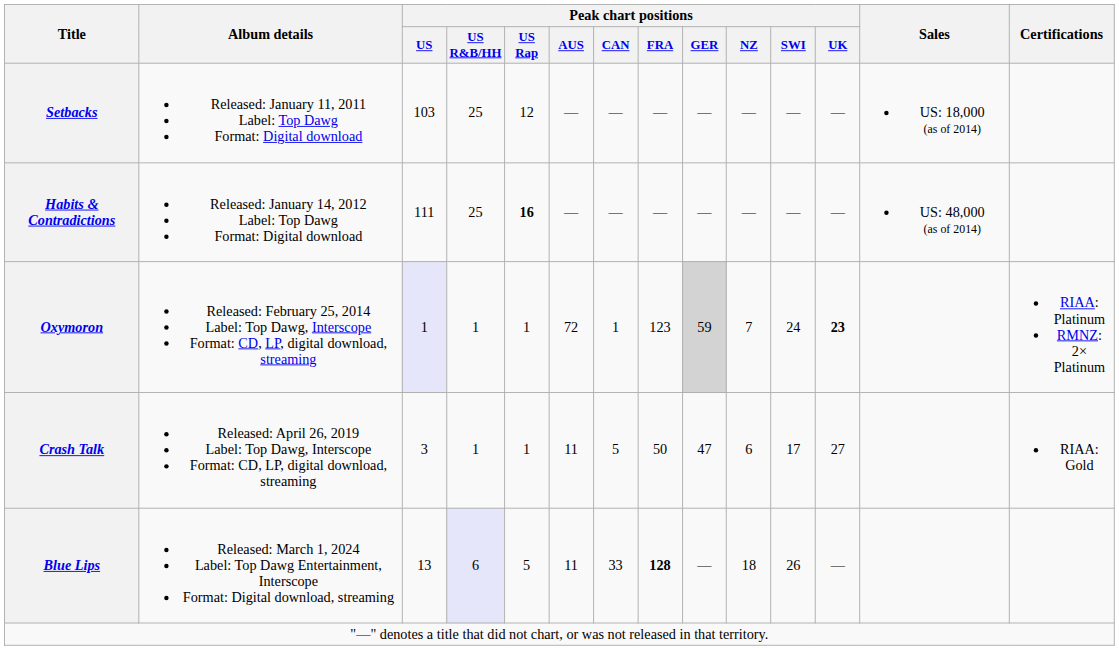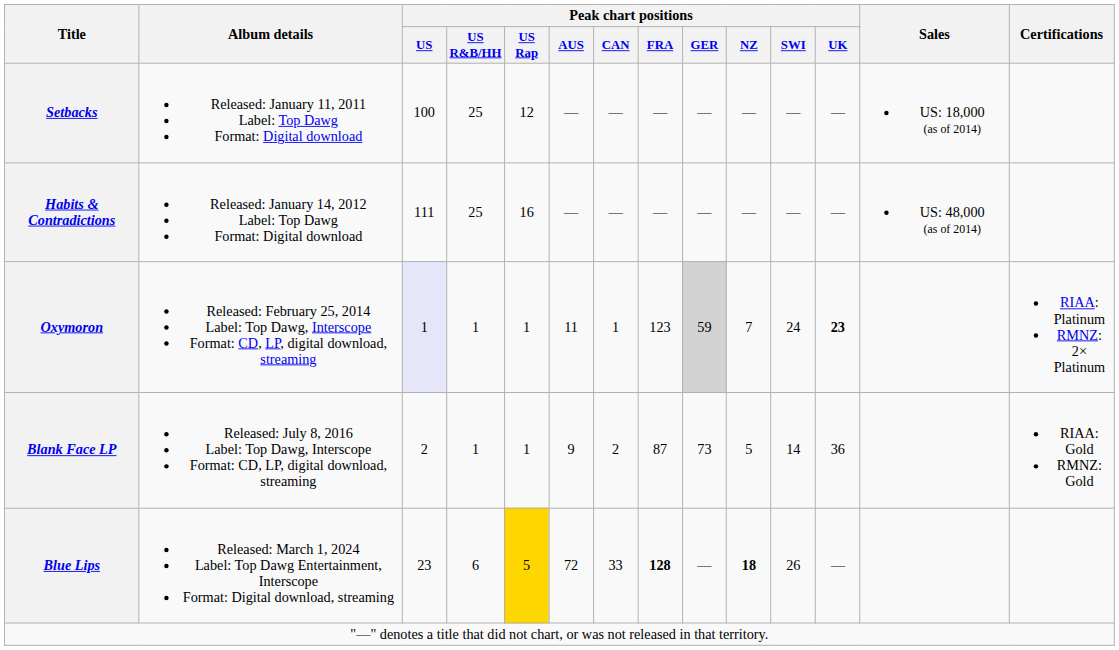(424, 112) 103 -> (424, 112) 100
(527, 212) bold -> (527, 212) normal
(571, 327) 72 -> (571, 327) 11
+ row: (72, 450)
- row: (72, 450)
(424, 565) 13 -> (424, 565) 23
(475, 565) lavender background -> (475, 565) no background
(527, 565) no background -> (527, 565) gold background
(571, 565) 11 -> (571, 565) 72
(749, 565) normal -> (749, 565) bold
